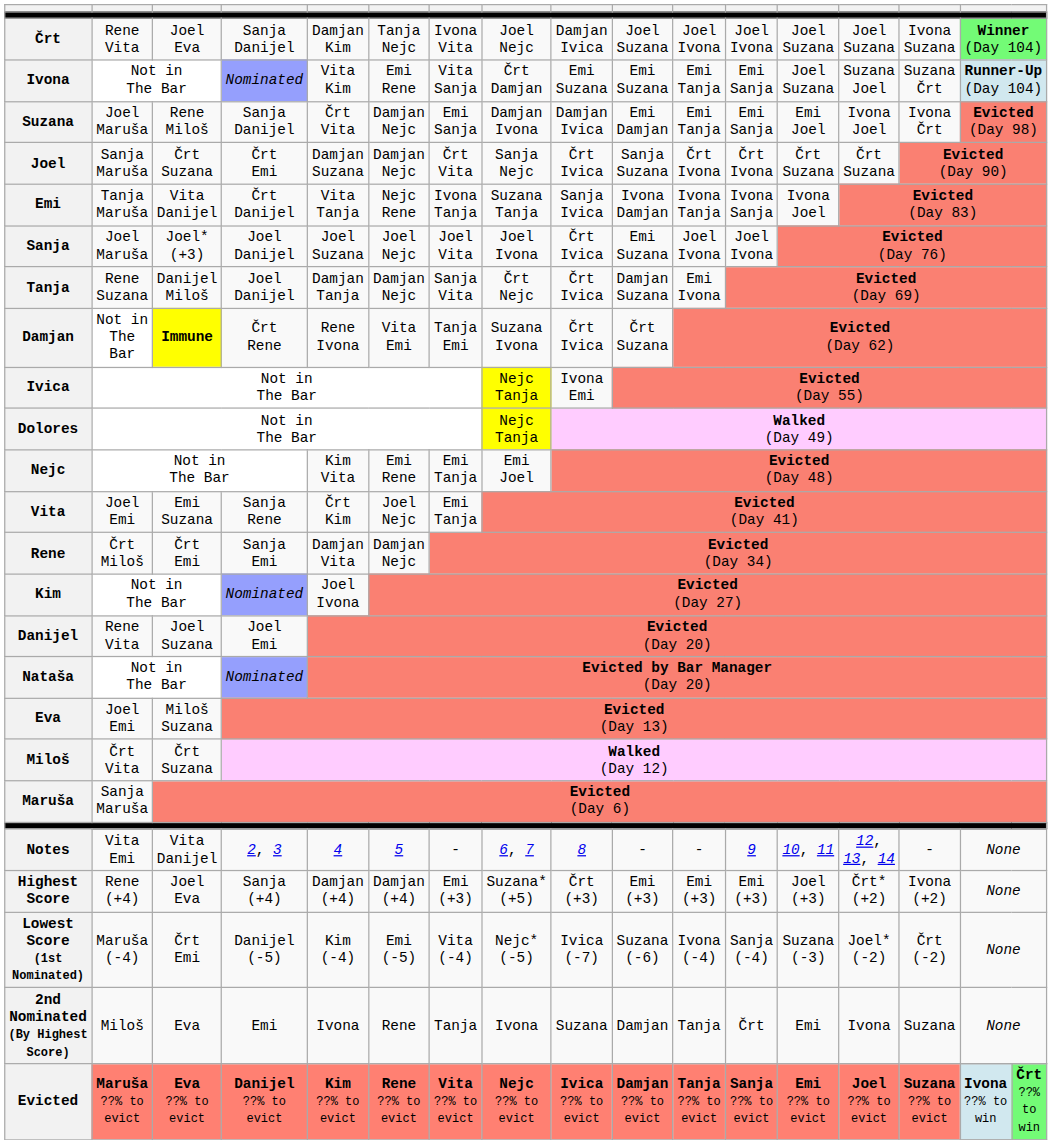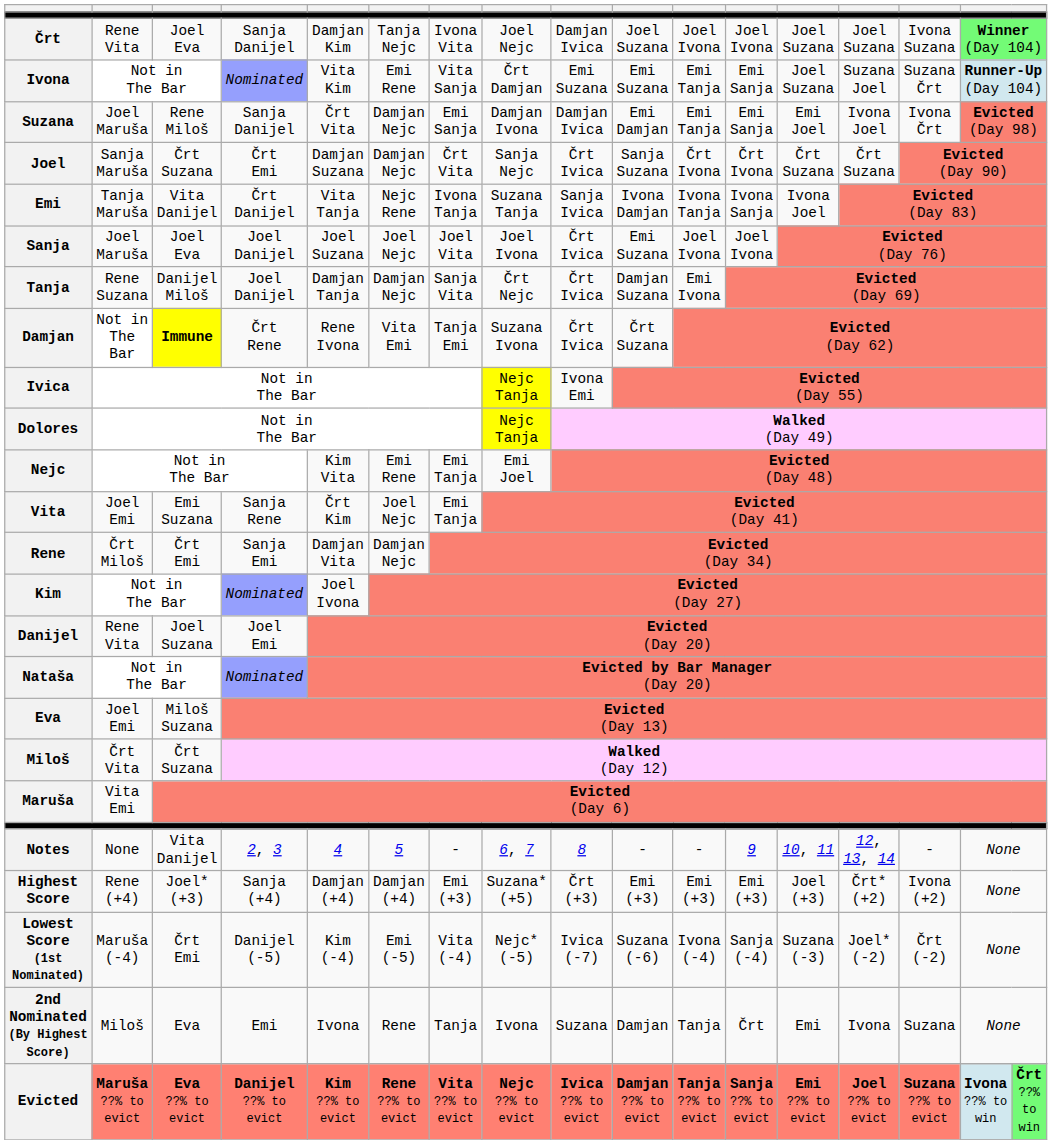(187, 246) Joel* (+3) -> (187, 246) Joel Eva
(122, 801) Sanja Maruša -> (122, 801) Vita Emi
(122, 850) Vita Emi -> (122, 850) None
(187, 891) Joel Eva -> (187, 891) Joel* (+3)
